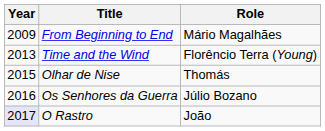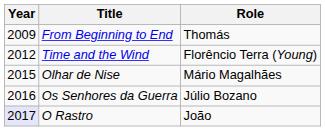(233, 34) Mário Magalhães -> (207, 34) Thomás
(22, 55) 2013 -> (22, 55) 2012
(207, 75) Thomás -> (233, 75) Mário Magalhães
